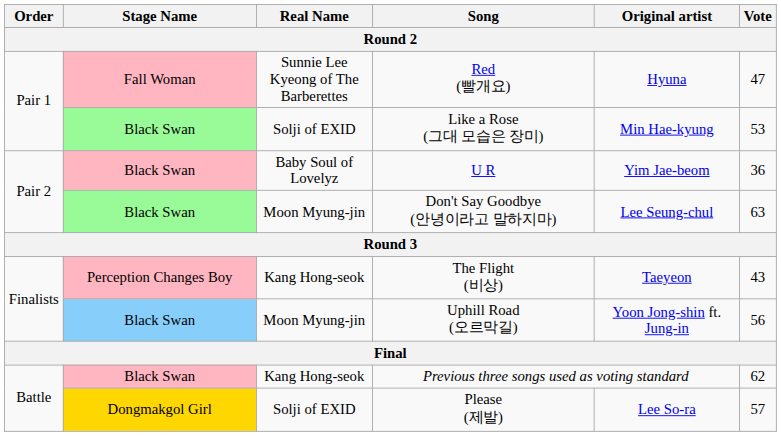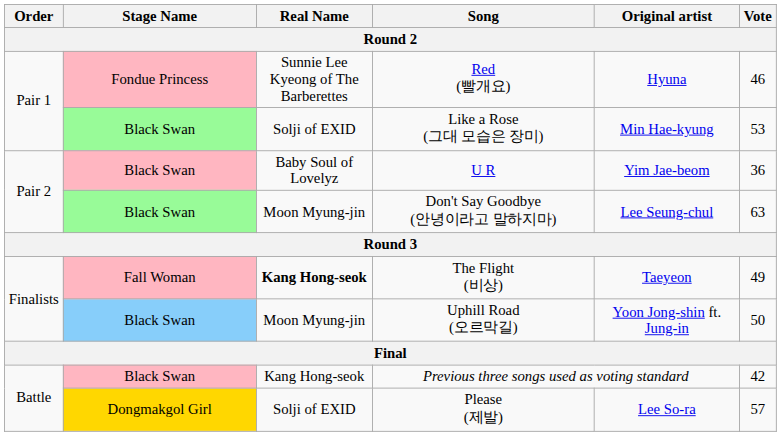(160, 79) Fall Woman -> (160, 79) Fondue Princess
(758, 79) 47 -> (758, 79) 46
(160, 277) Perception Changes Boy -> (160, 277) Fall Woman
(314, 277) normal -> (314, 277) bold
(758, 277) 43 -> (758, 277) 49
(758, 320) 56 -> (758, 320) 50
(758, 376) 62 -> (758, 376) 42
